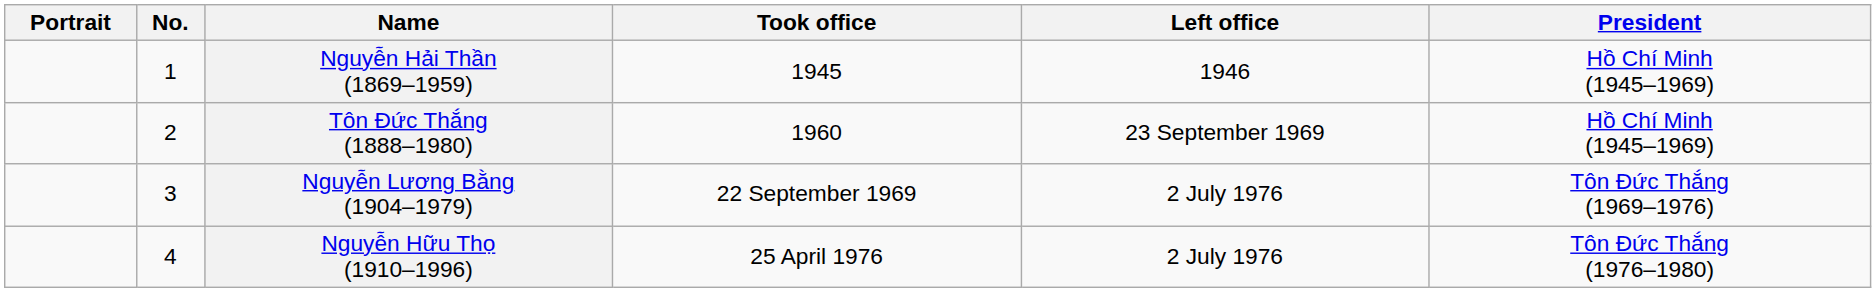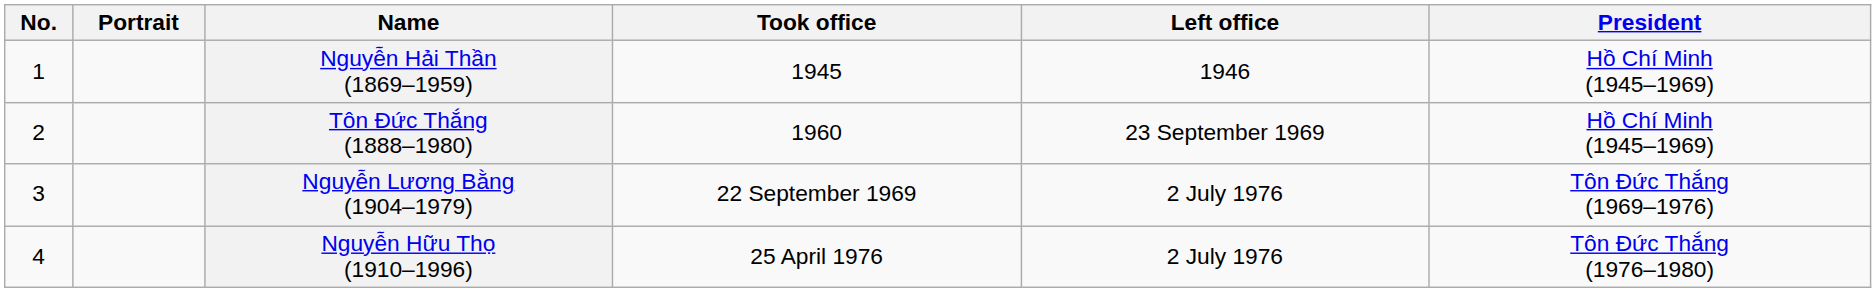columns swapped: (170, 22) <-> (71, 22)
